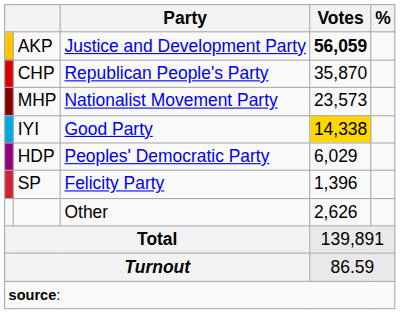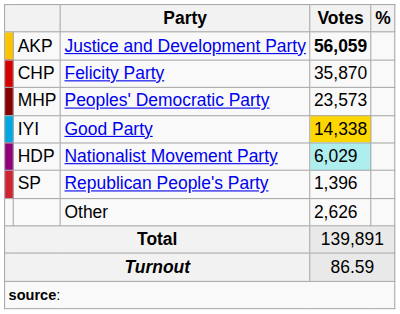(167, 73) Republican People's Party -> (114, 73) Felicity Party
(171, 101) Nationalist Movement Party -> (167, 101) Peoples' Democratic Party
(167, 156) Peoples' Democratic Party -> (171, 156) Nationalist Movement Party
(336, 156) no background -> (336, 156) paleturquoise background
(114, 184) Felicity Party -> (167, 184) Republican People's Party
